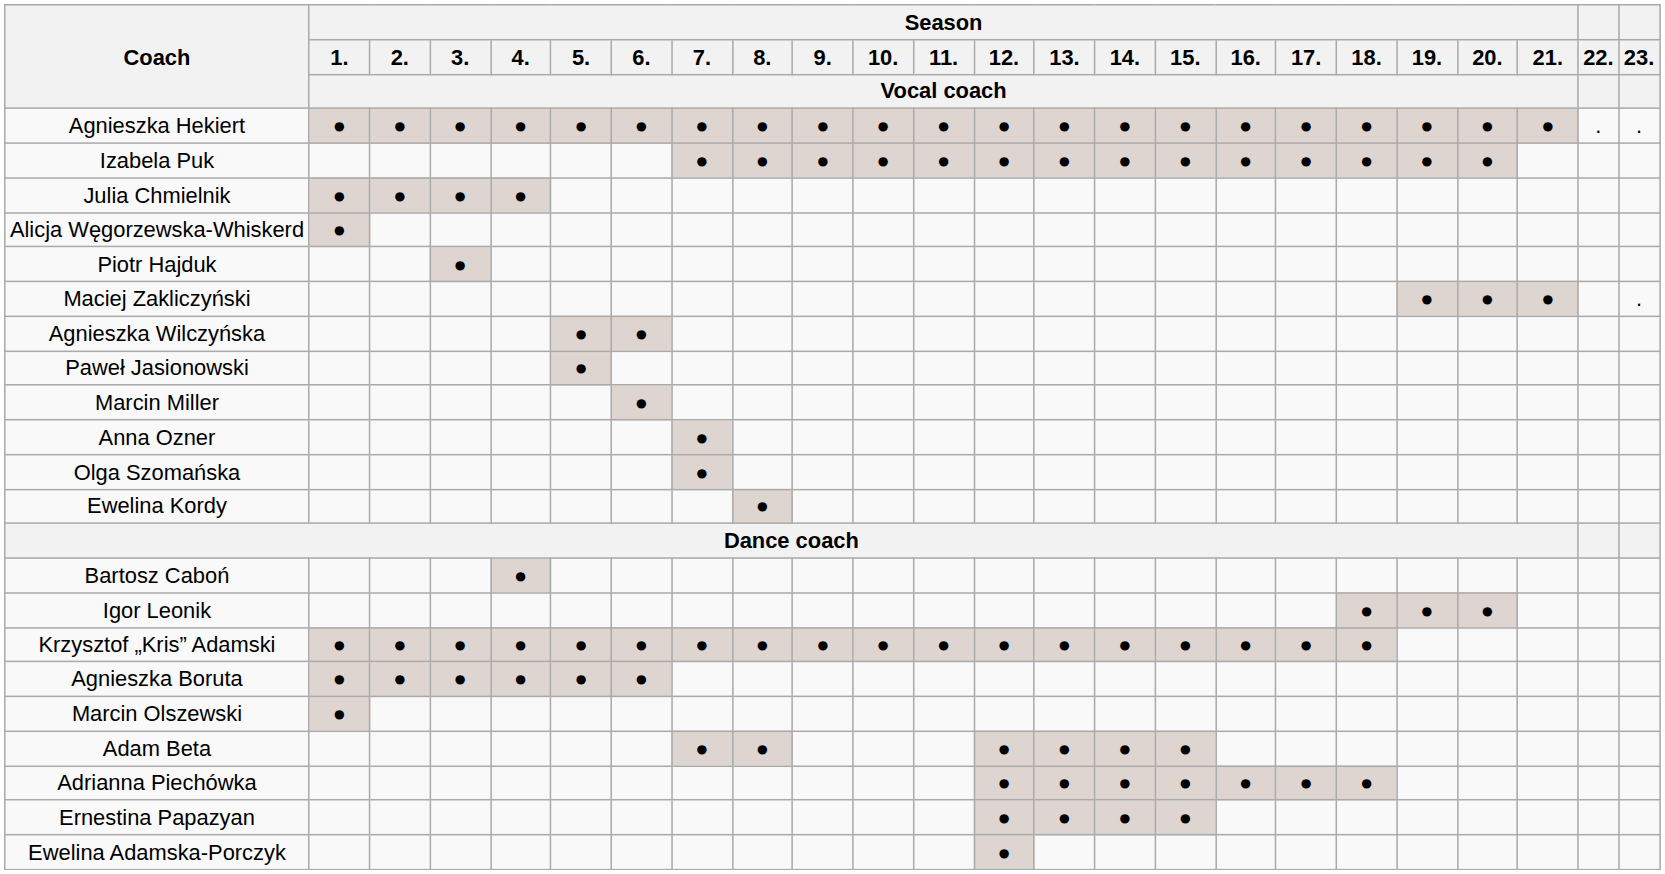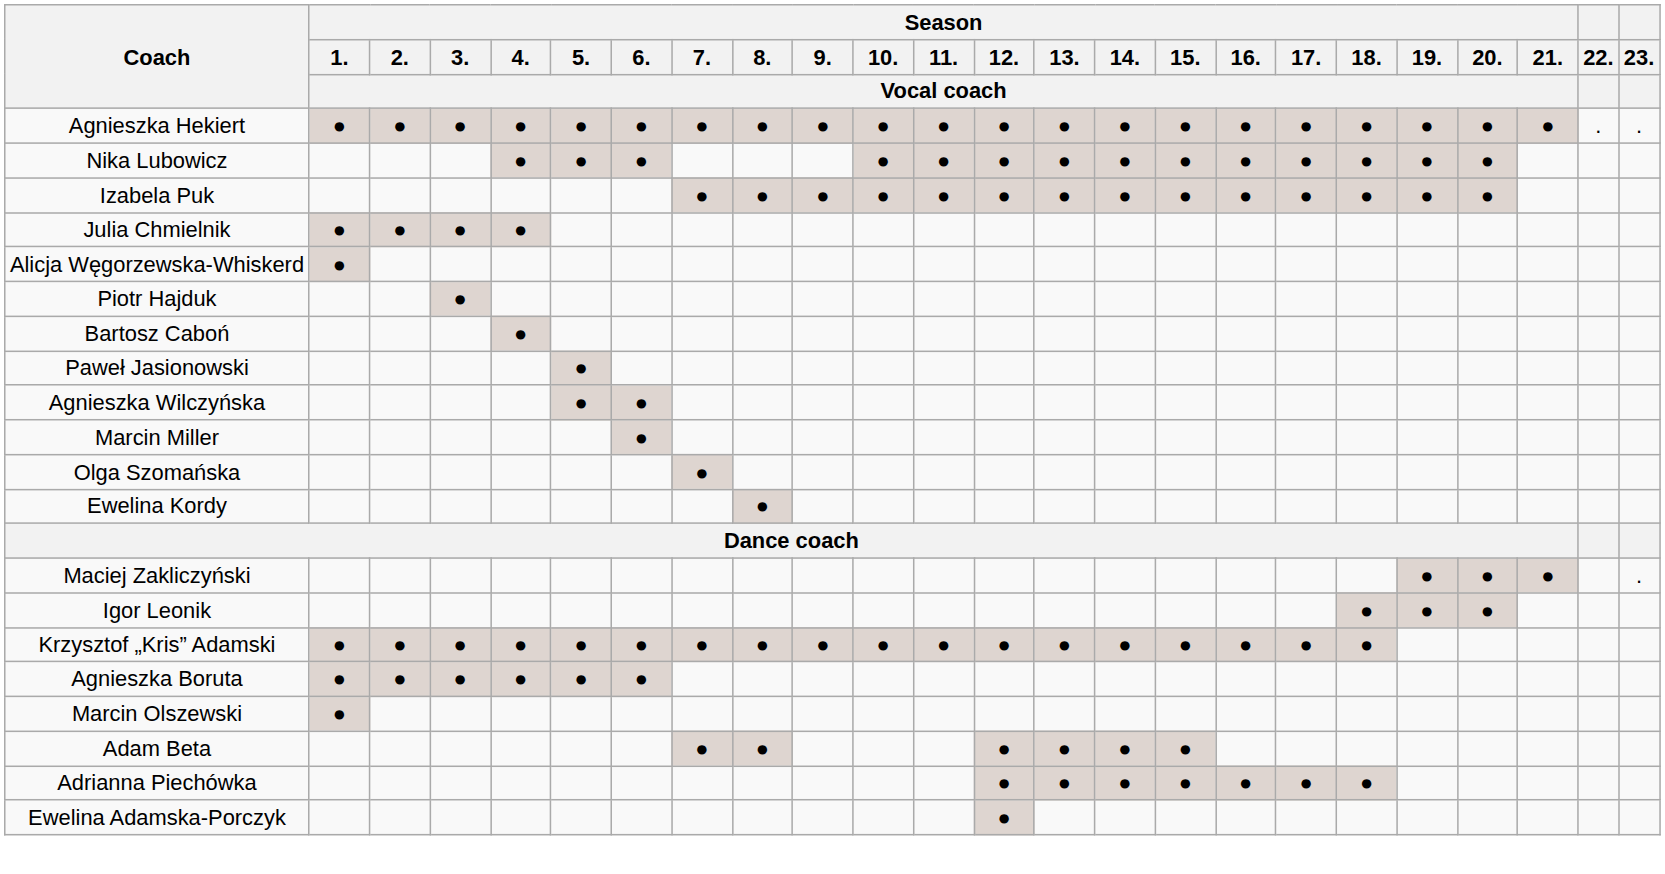+ row: (157, 161)
rows swapped: (157, 576) <-> (157, 299)
rows swapped: (157, 368) <-> (157, 334)
- row: (157, 437)
- row: (157, 818)
